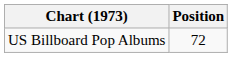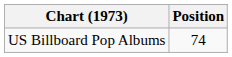(198, 40) 72 -> (198, 40) 74
